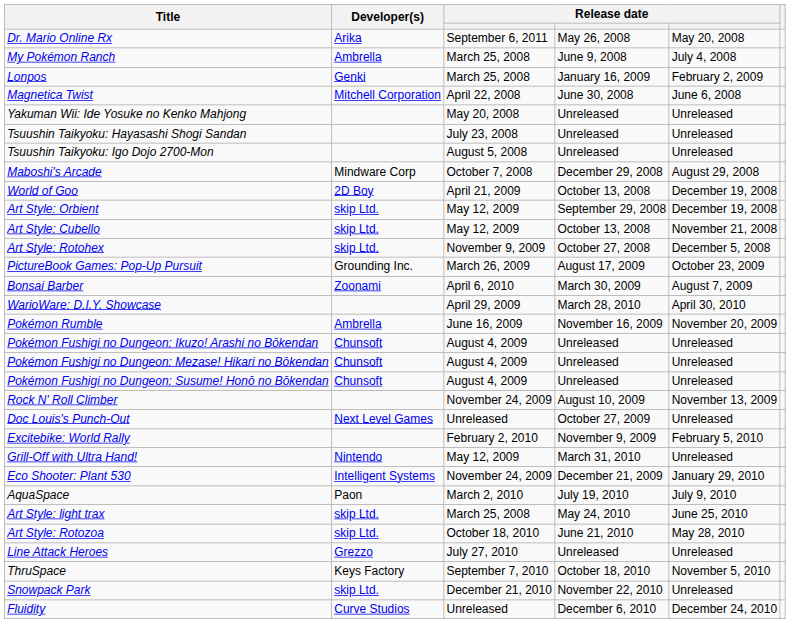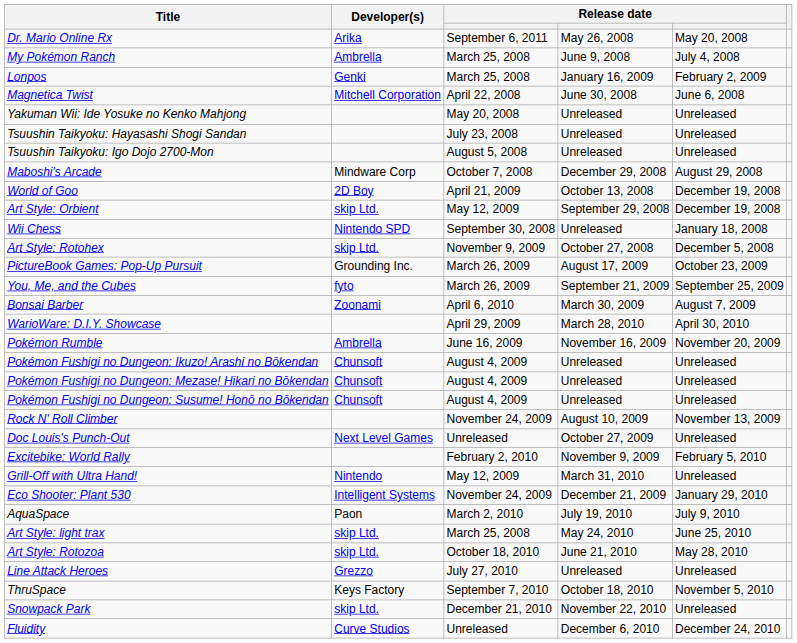+ row: (34, 228)
- row: (53, 228)
+ row: (72, 285)
